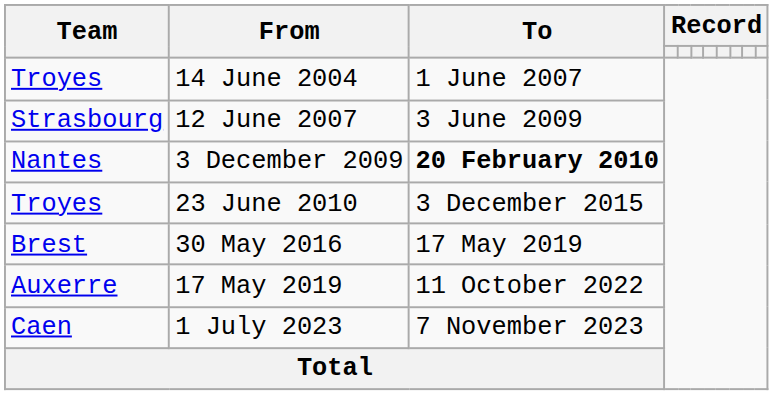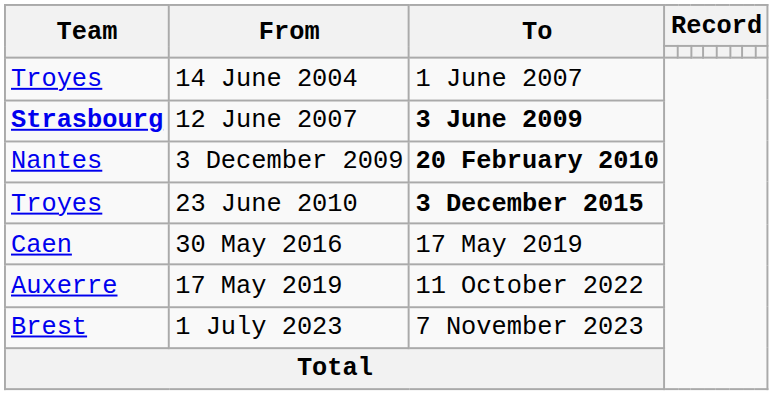(87, 120) normal -> (87, 120) bold
(499, 120) normal -> (499, 120) bold
(530, 203) normal -> (530, 203) bold
(49, 244) Brest -> (41, 244) Caen
(41, 327) Caen -> (49, 327) Brest
